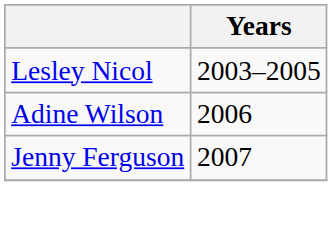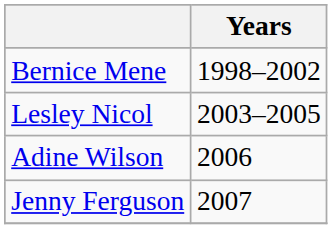+ row: (89, 69)
